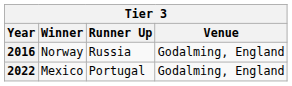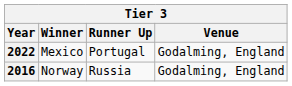rows swapped: (21, 52) <-> (21, 71)
